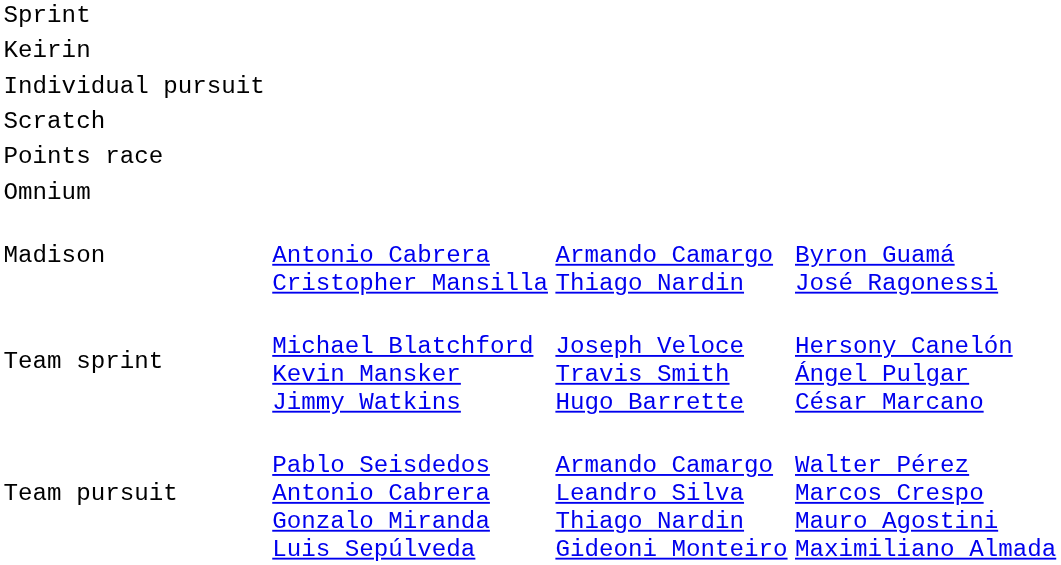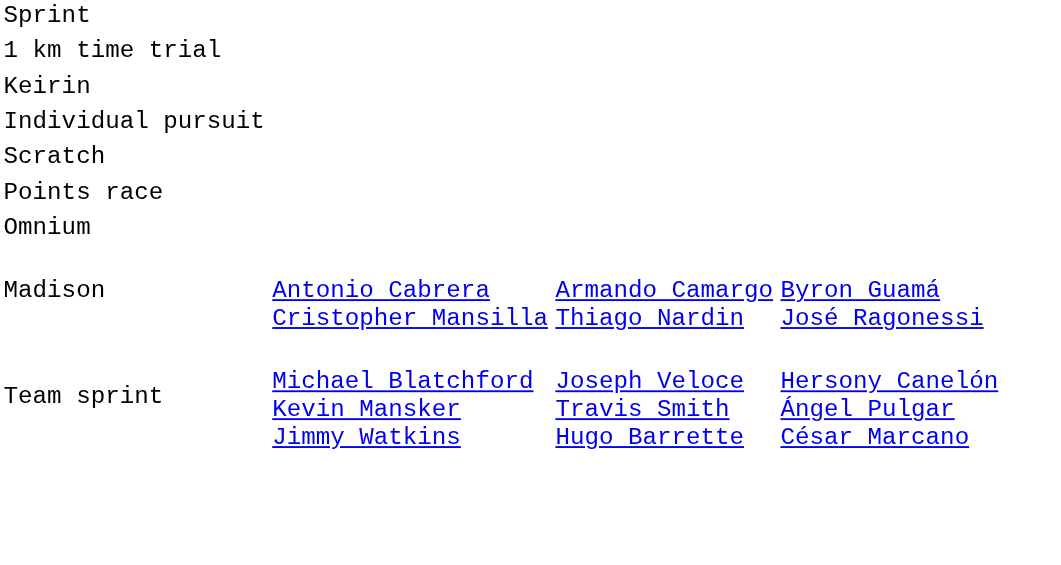+ row: (112, 51)
- row: (91, 494)
